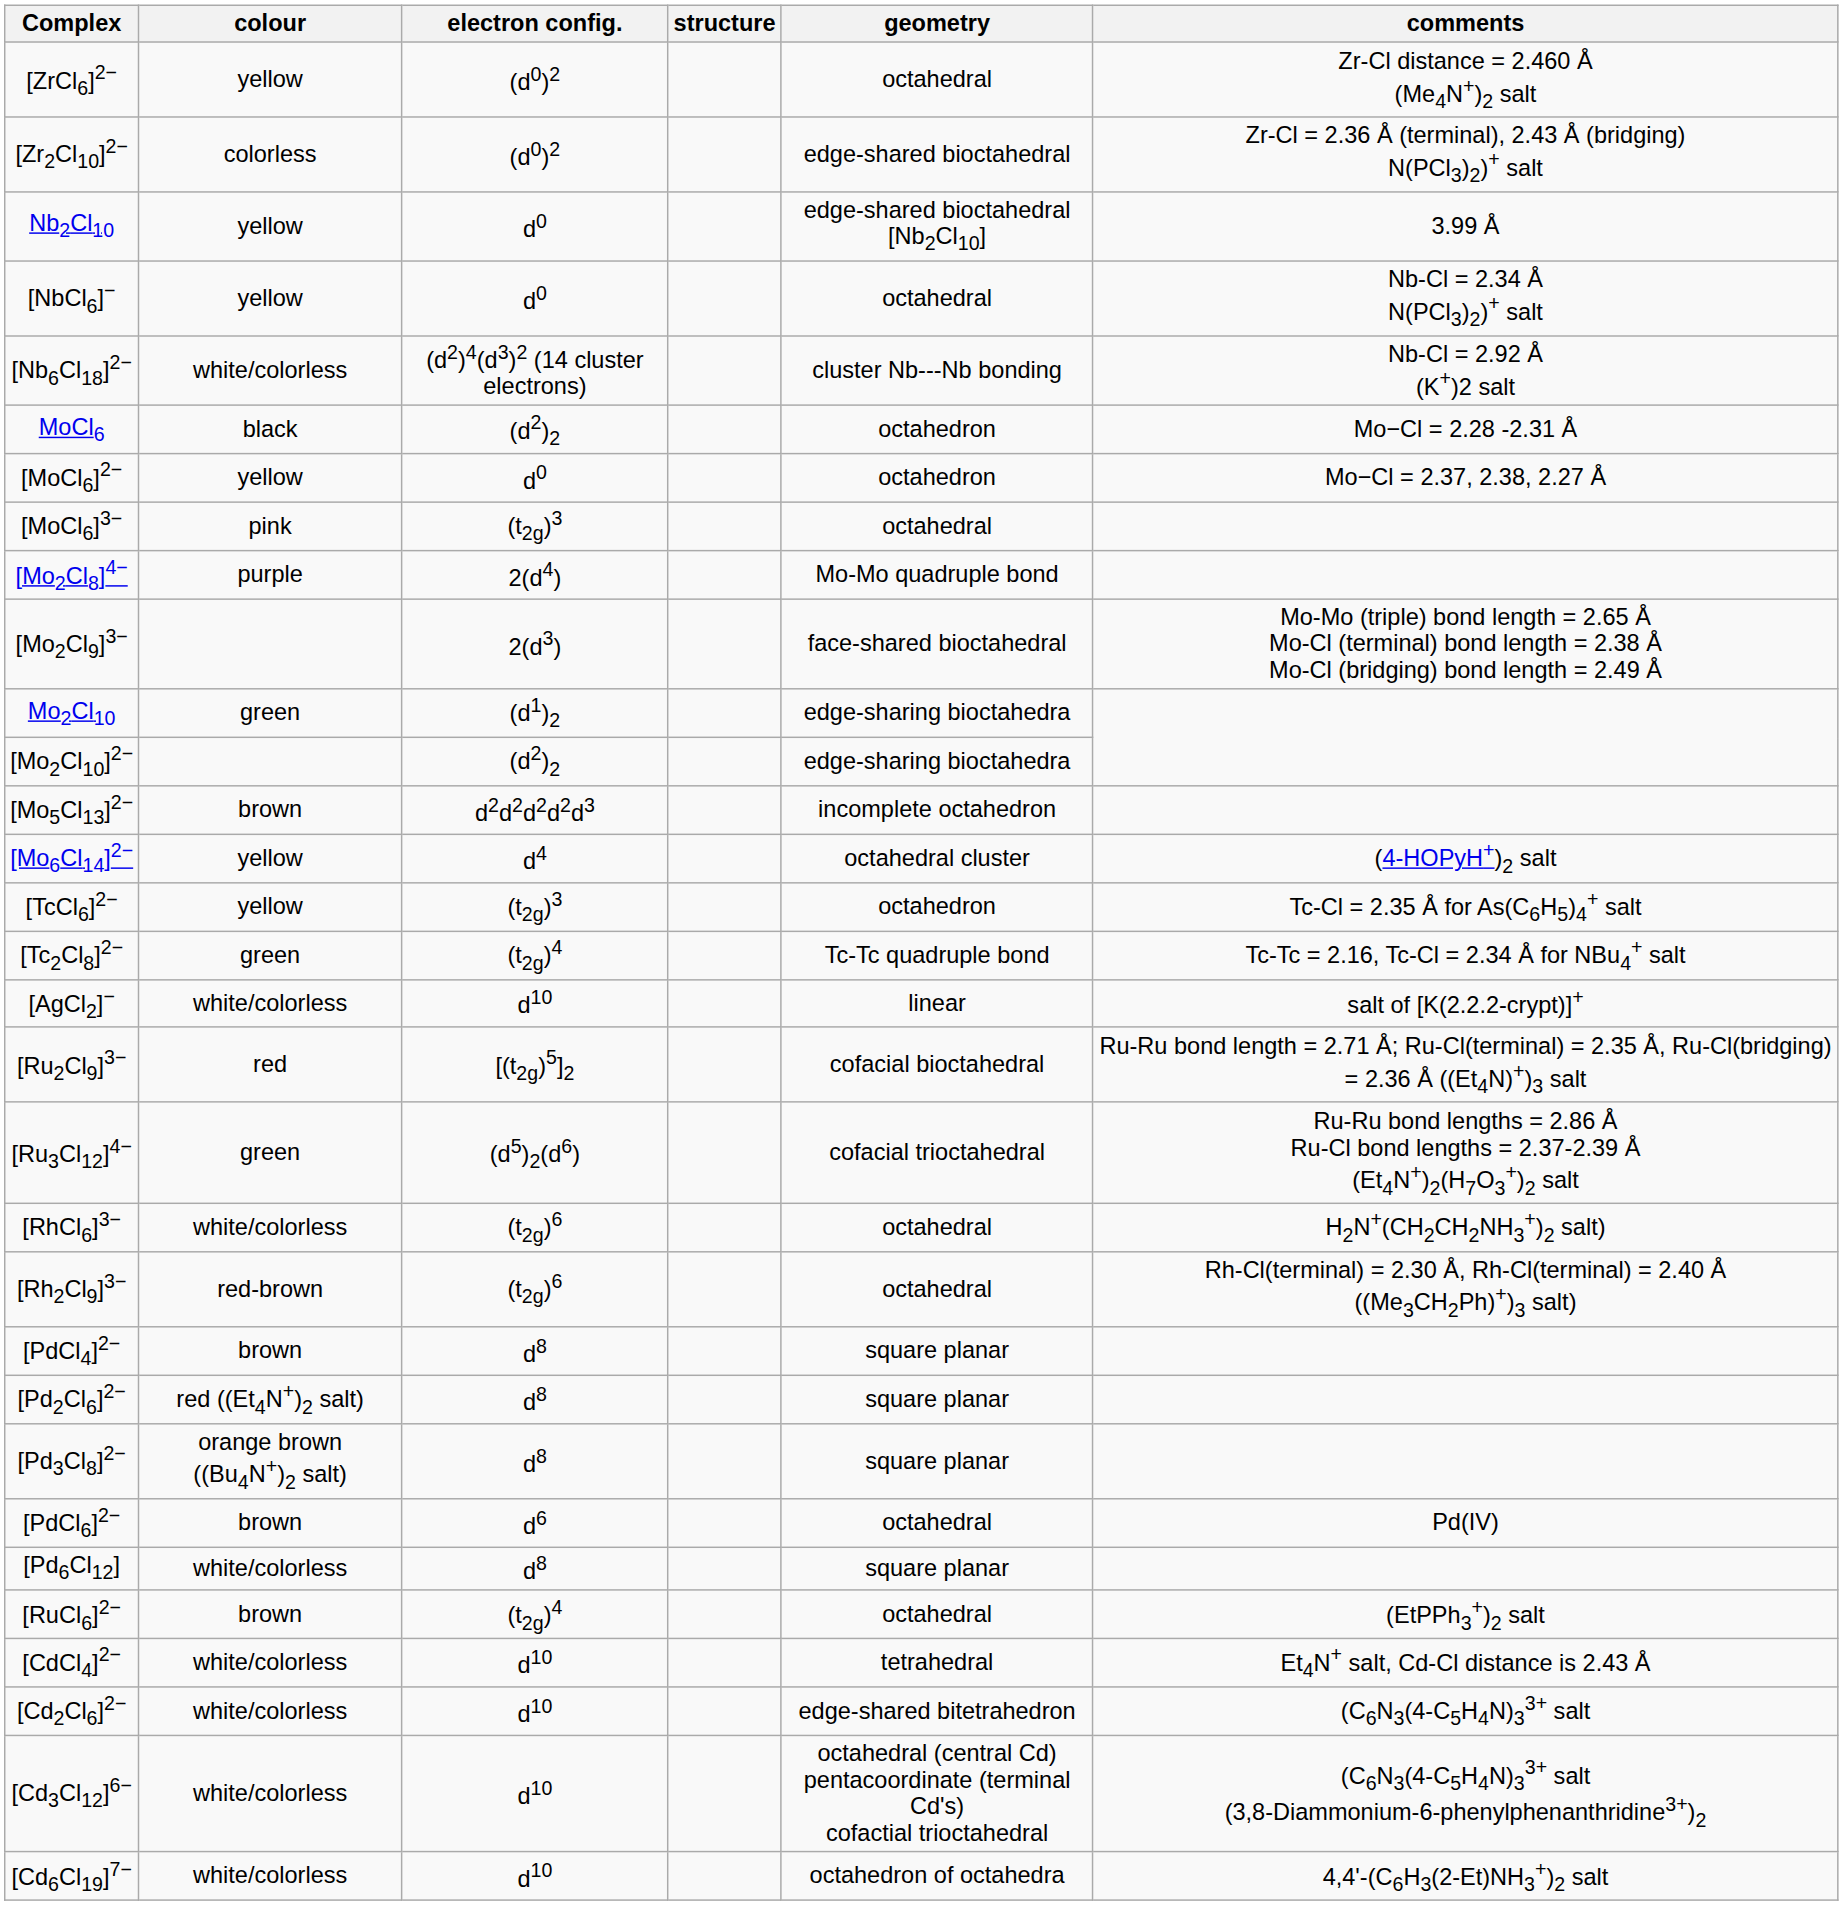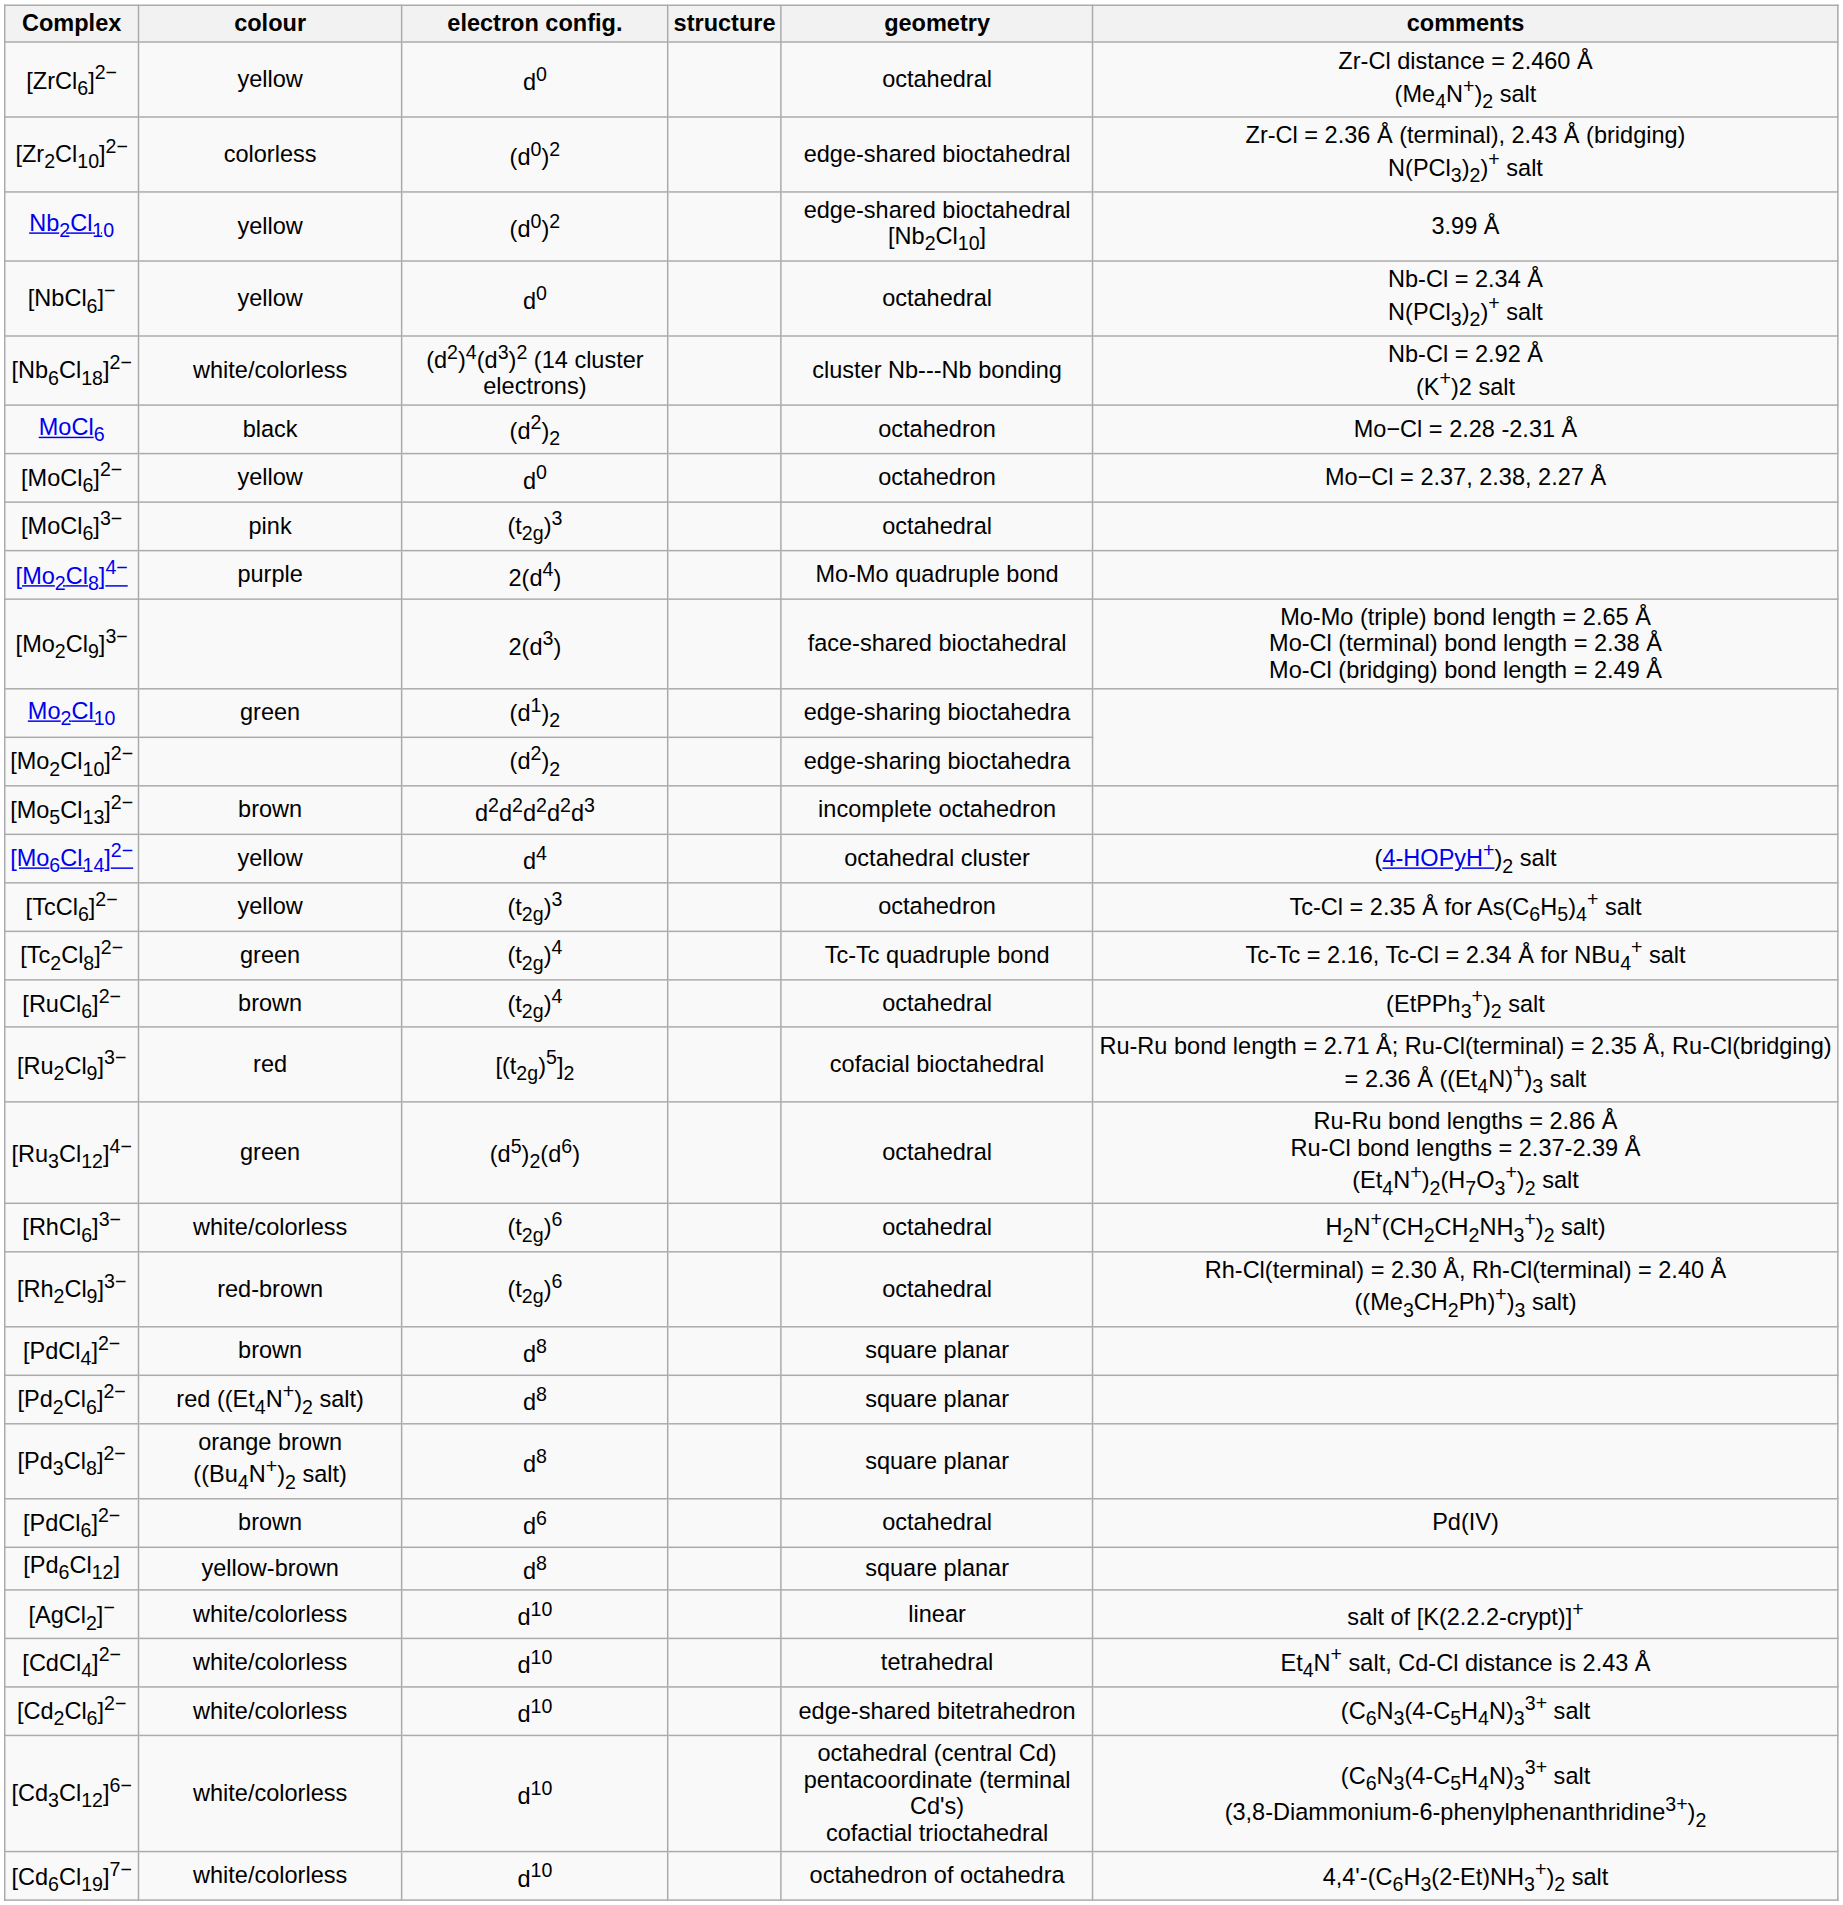(535, 79) (d0)2 -> (535, 79) d0
(535, 226) d0 -> (535, 226) (d0)2
rows swapped: (72, 1615) <-> (72, 1003)
(937, 1152) cofacial trioctahedral -> (937, 1152) octahedral
(270, 1568) white/colorless -> (270, 1568) yellow-brown
